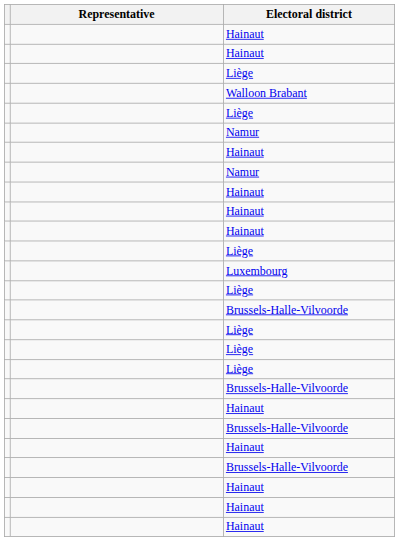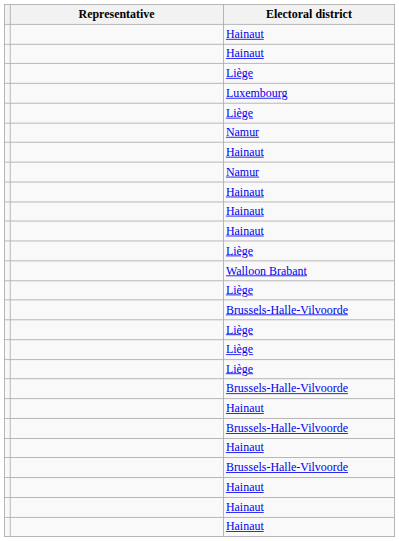rows swapped: (7, 271) <-> (7, 94)
